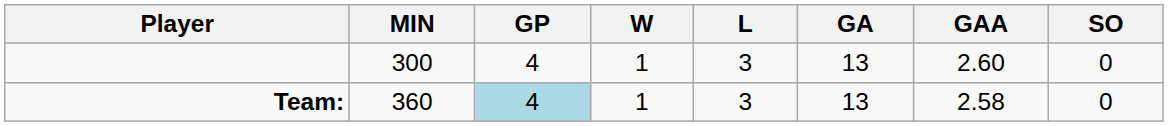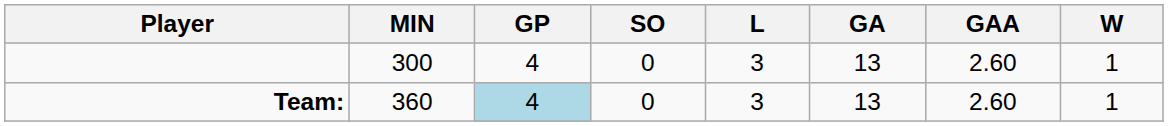columns swapped: (642, 23) <-> (1106, 23)
(981, 101) 2.58 -> (993, 101) 2.60
